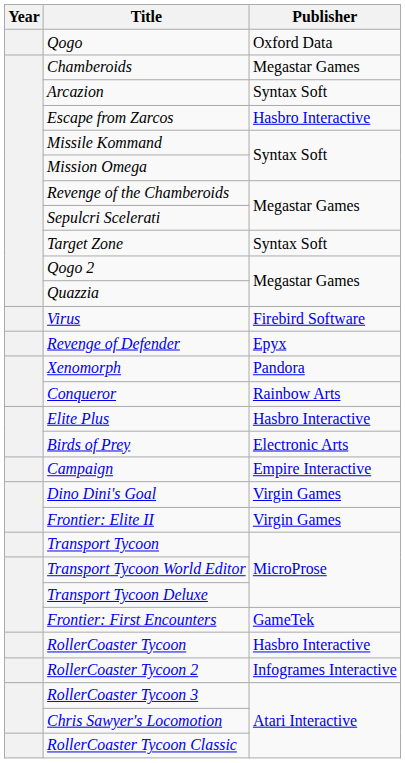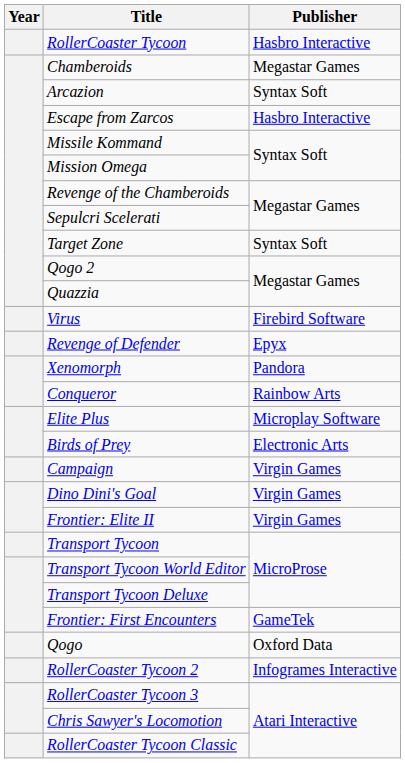rows swapped: (65, 42) <-> (117, 645)
(312, 419) Hasbro Interactive -> (316, 419) Microplay Software
(312, 469) Empire Interactive -> (297, 469) Virgin Games
